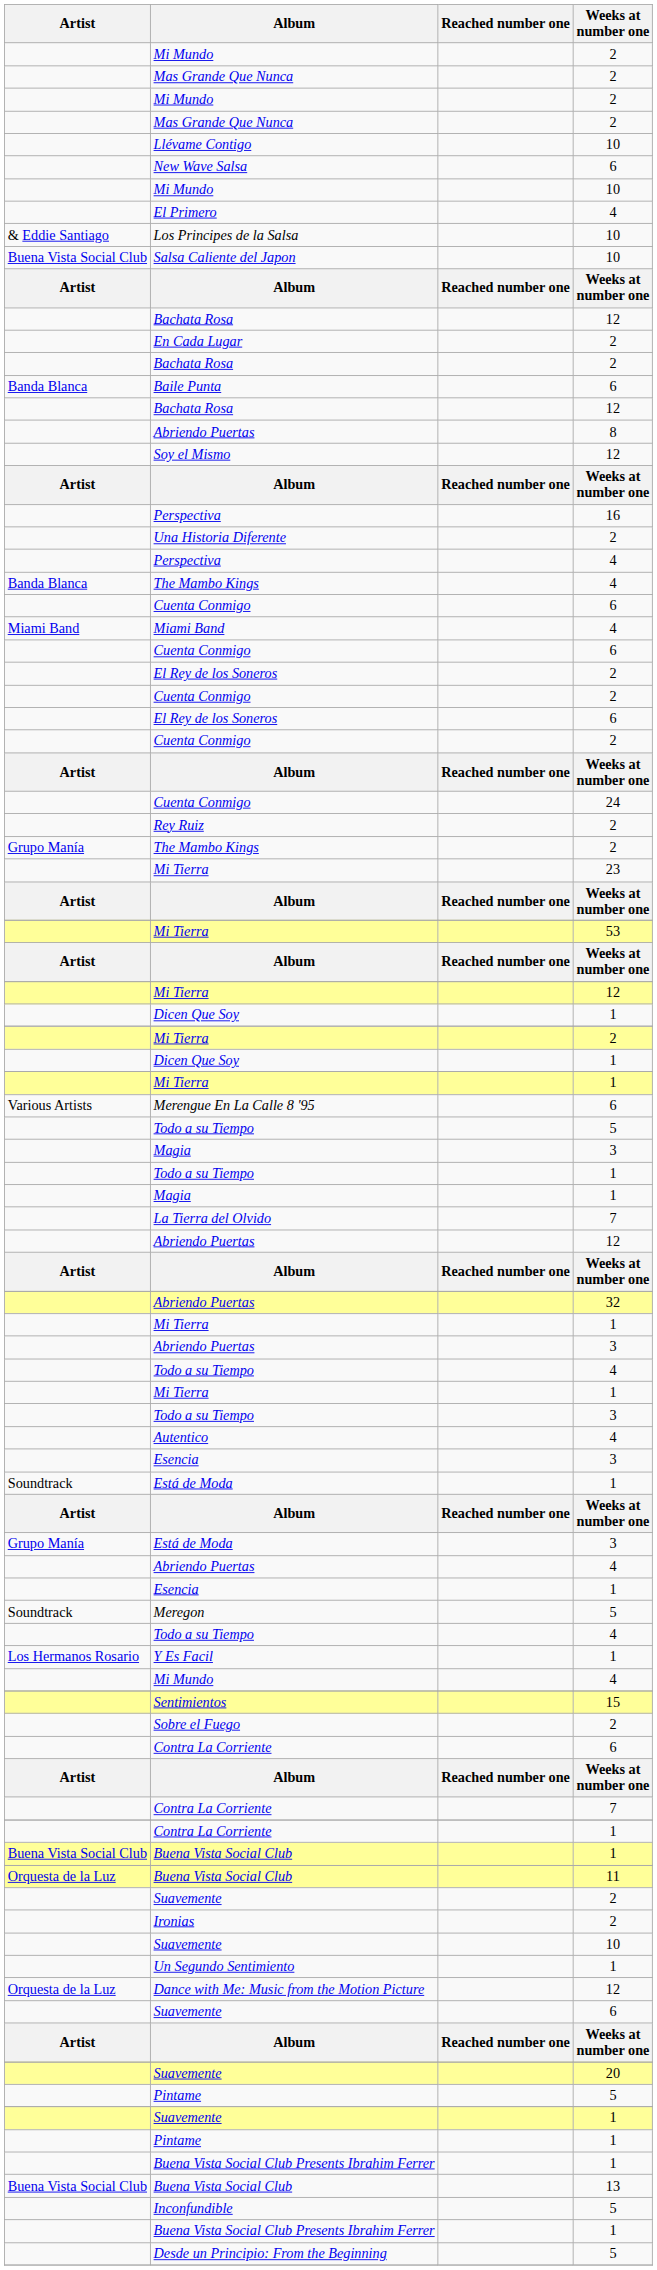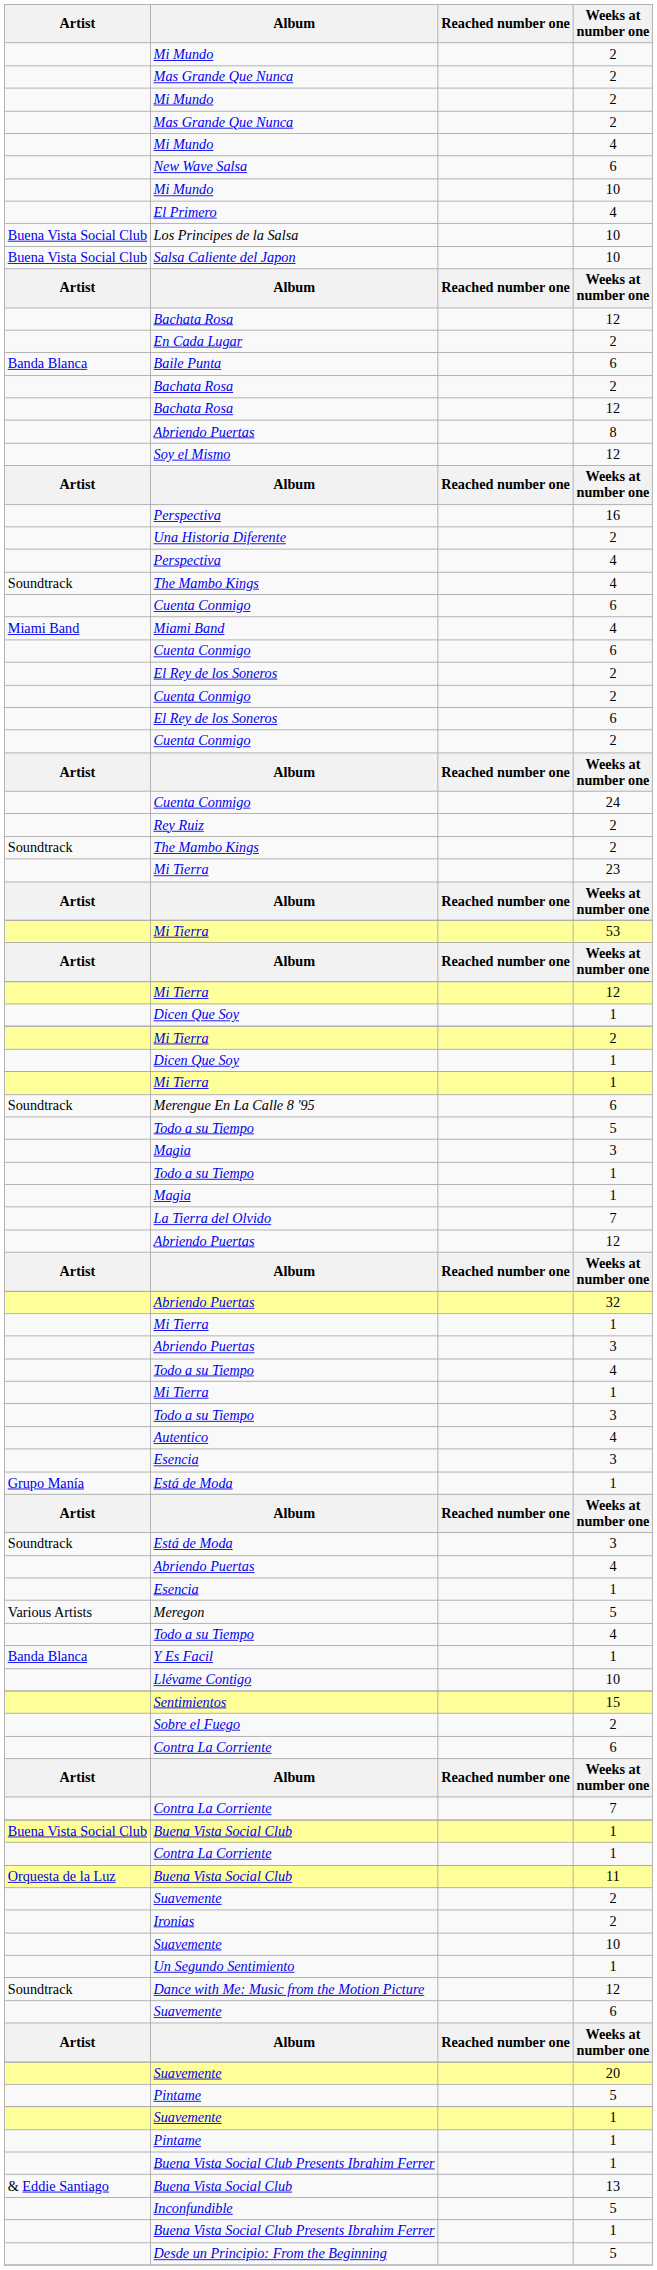rows swapped: (183, 1679) <-> (202, 144)
(58, 235) & Eddie Santiago -> (77, 235) Buena Vista Social Club
rows swapped: (193, 364) <-> (187, 386)
(47, 583) Banda Blanca -> (40, 583) Soundtrack
(46, 847) Grupo Manía -> (40, 847) Soundtrack
(50, 1105) Various Artists -> (40, 1105) Soundtrack
(40, 1482) Soundtrack -> (46, 1482) Grupo Manía
(46, 1544) Grupo Manía -> (40, 1544) Soundtrack
(40, 1611) Soundtrack -> (50, 1611) Various Artists
(73, 1657) Los Hermanos Rosario -> (47, 1657) Banda Blanca
rows swapped: (223, 1853) <-> (213, 1831)
(62, 1989) Orquesta de la Luz -> (40, 1989) Soundtrack
(77, 2185) Buena Vista Social Club -> (58, 2185) & Eddie Santiago
